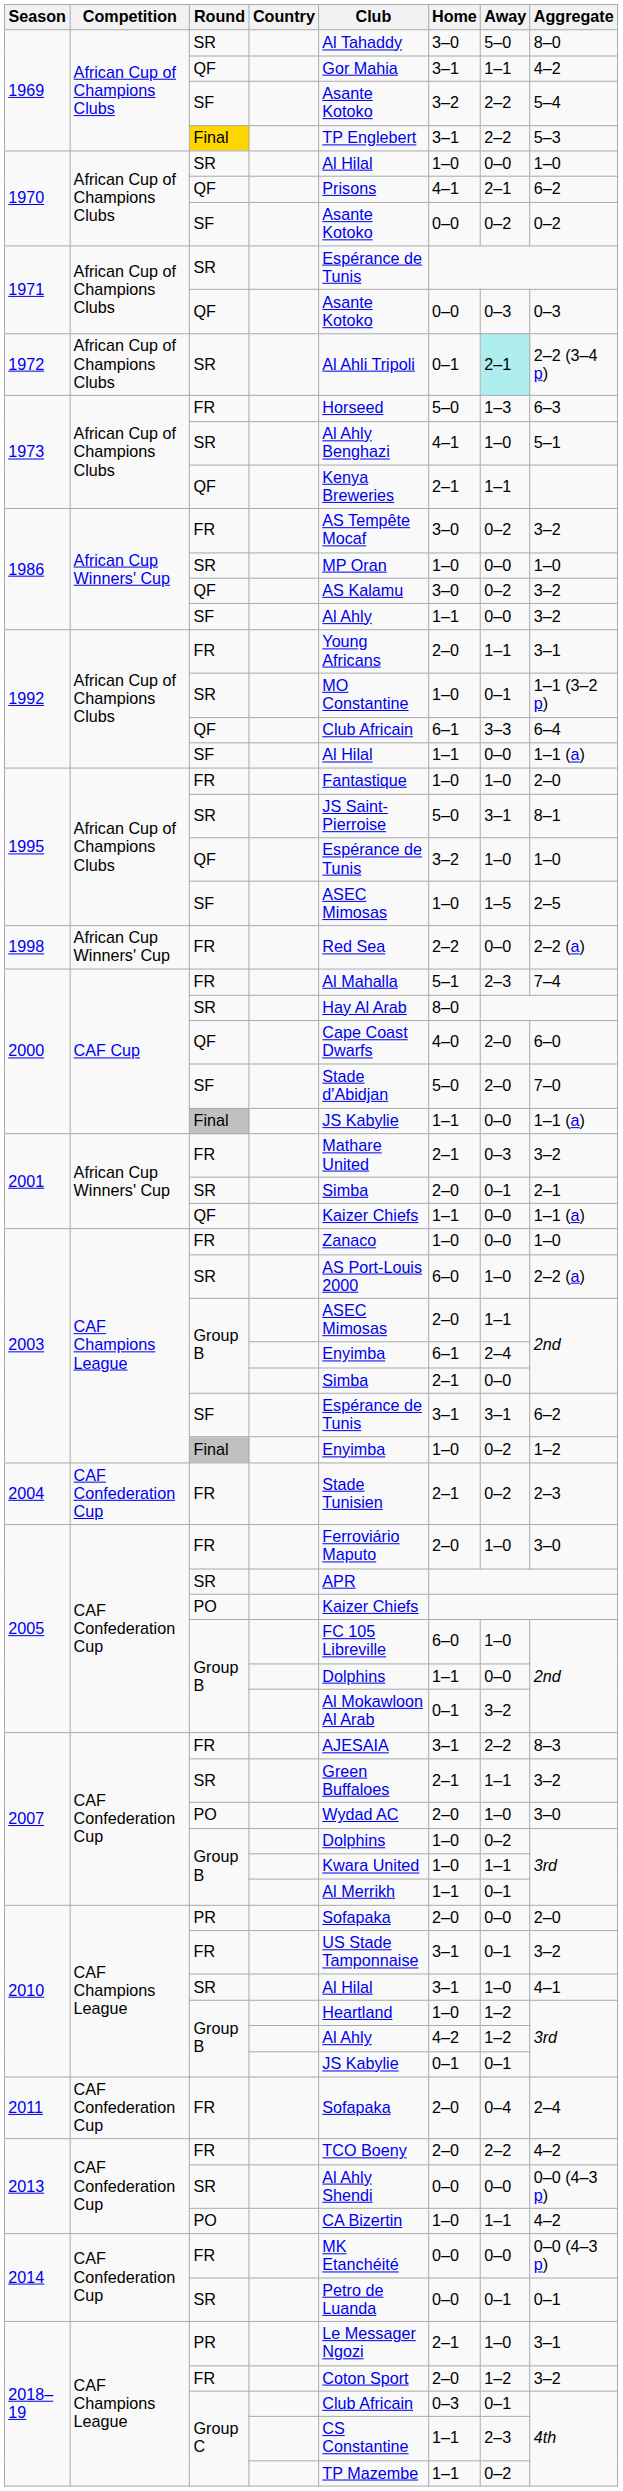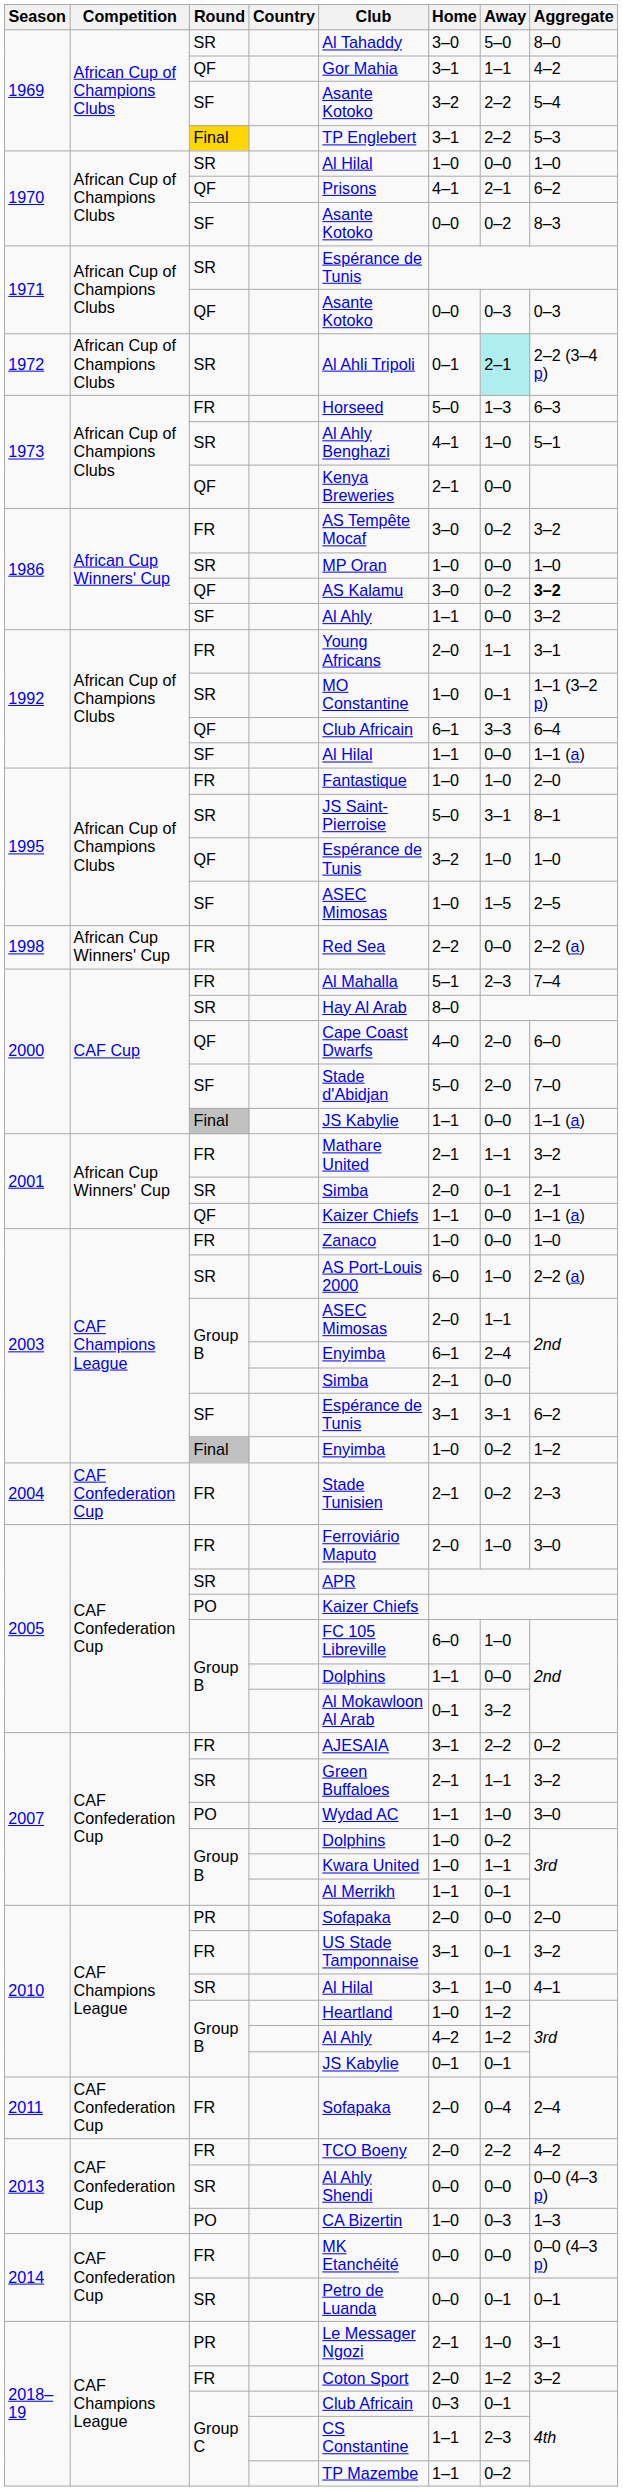(547, 223) 0–2 -> (547, 223) 8–3
(498, 486) 1–1 -> (498, 486) 0–0
(547, 590) normal -> (547, 590) bold
(498, 1155) 0–3 -> (498, 1155) 1–1
(547, 1745) 8–3 -> (547, 1745) 0–2
(445, 1815) 2–0 -> (445, 1815) 1–1
(498, 2221) 1–1 -> (498, 2221) 0–3
(547, 2221) 4–2 -> (547, 2221) 1–3
